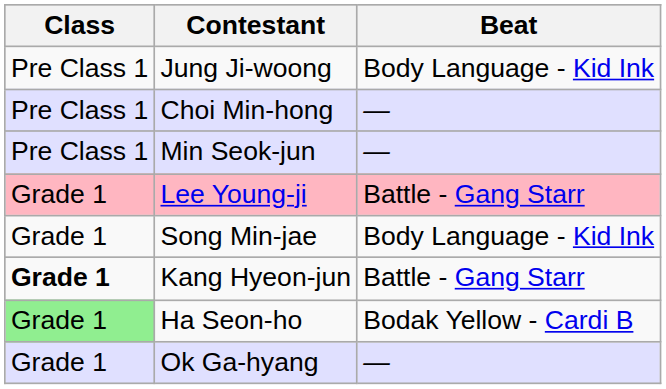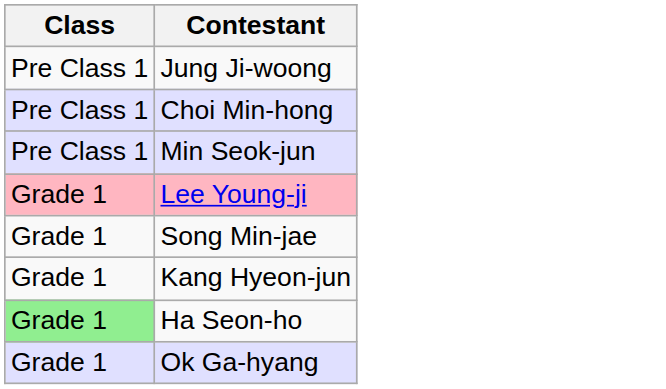- column: (509, 25)
(60, 278) bold -> (59, 278) normal
